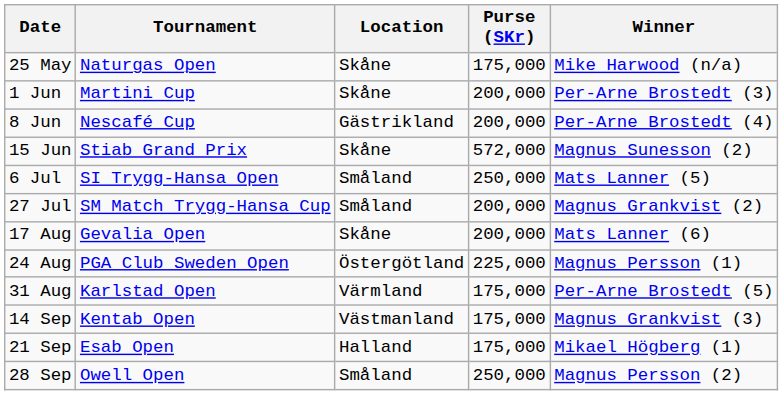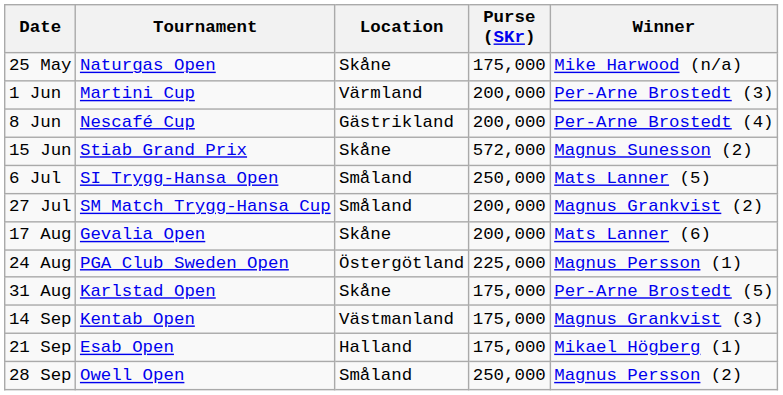(365, 95) Skåne -> (381, 95) Värmland
(381, 292) Värmland -> (365, 292) Skåne
